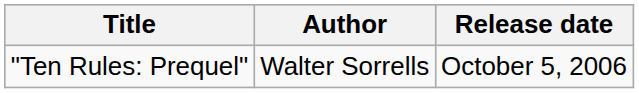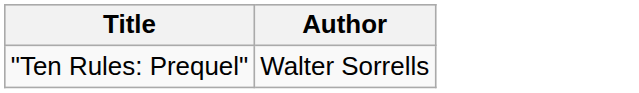- column: (534, 25)
